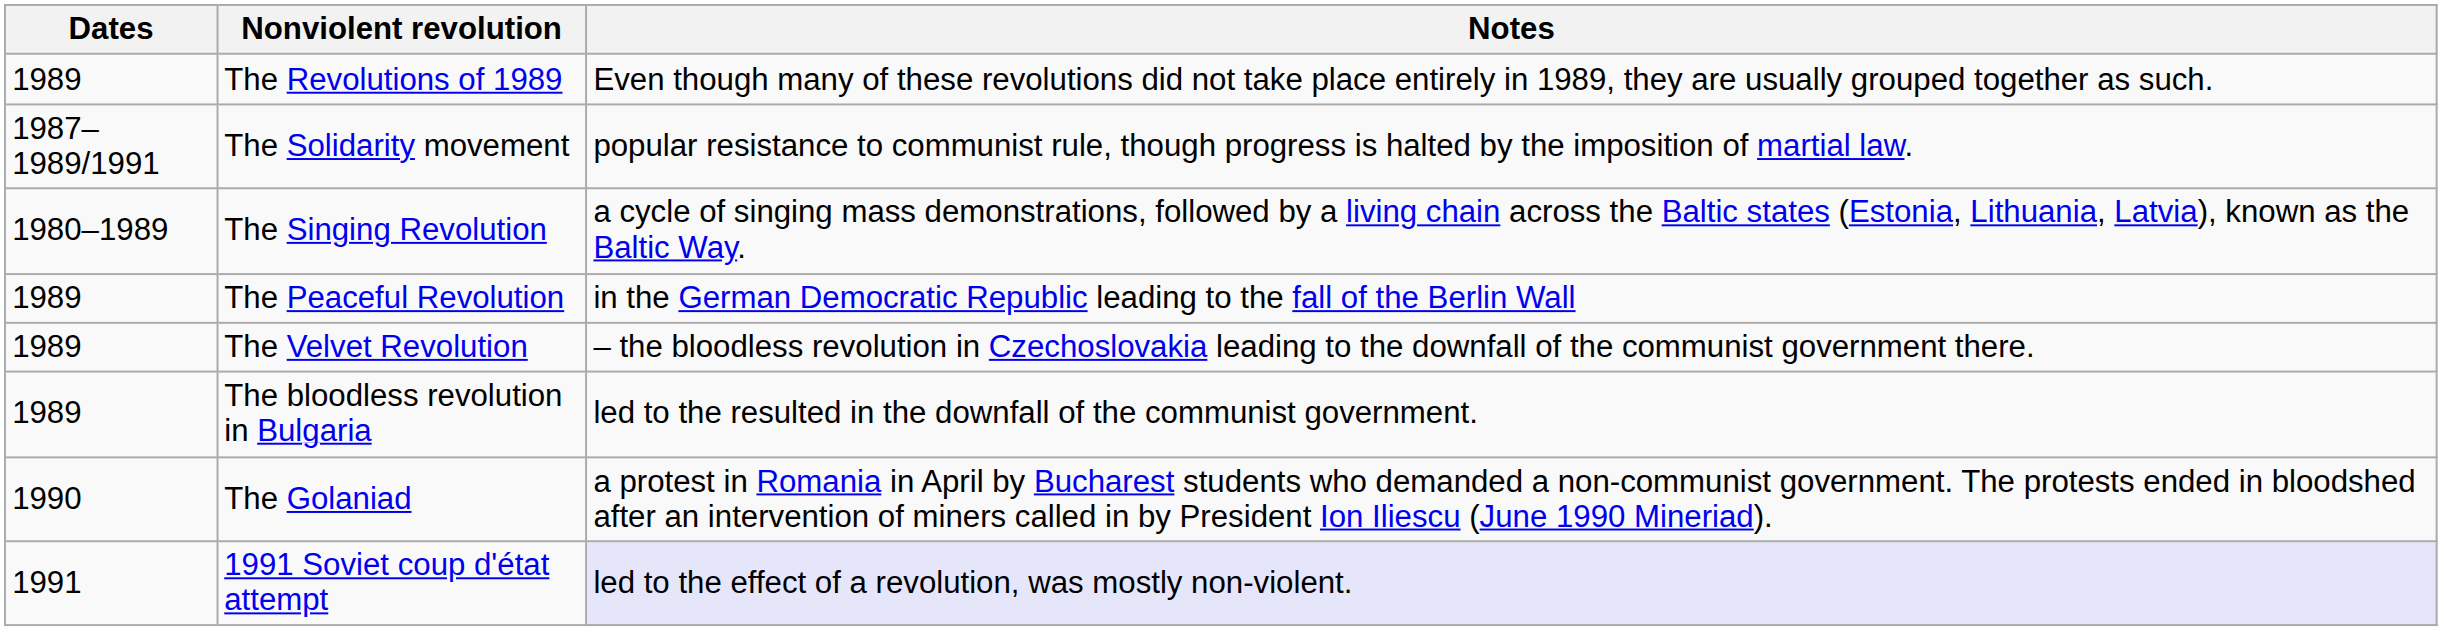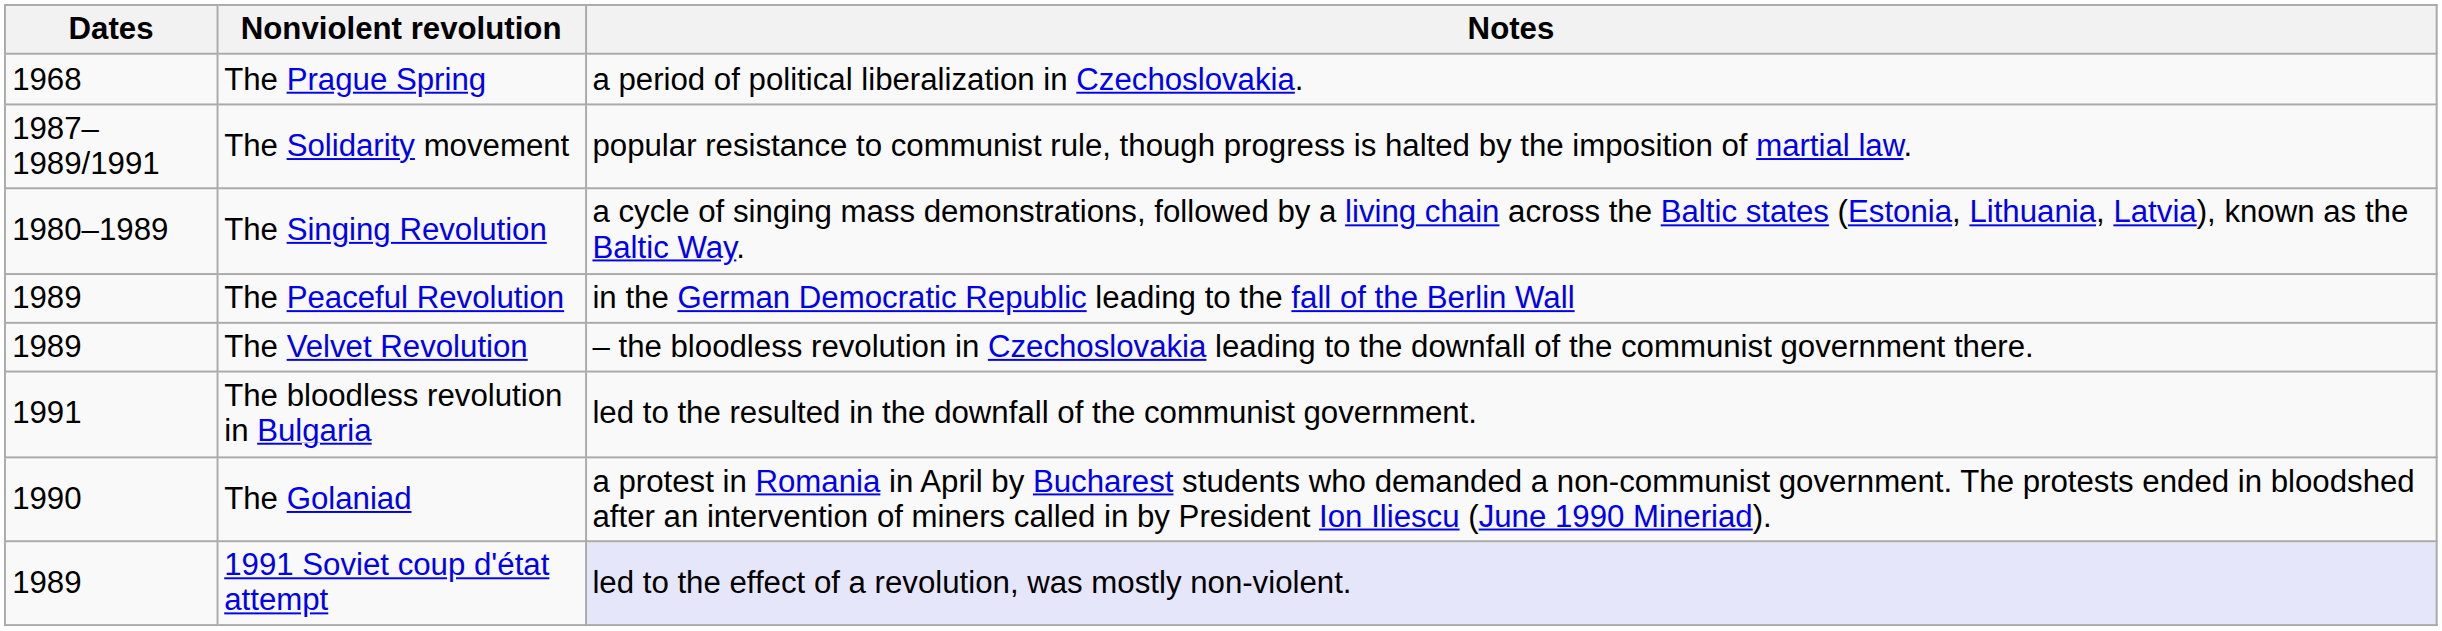+ row: (355, 78)
- row: (393, 78)
(47, 413) 1989 -> (47, 413) 1991
(47, 583) 1991 -> (47, 583) 1989
